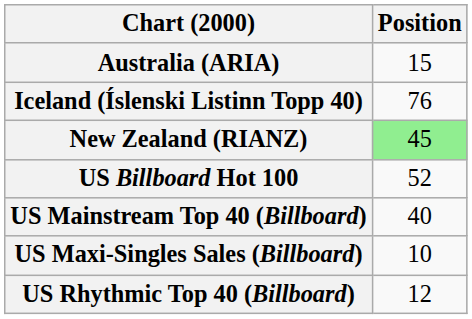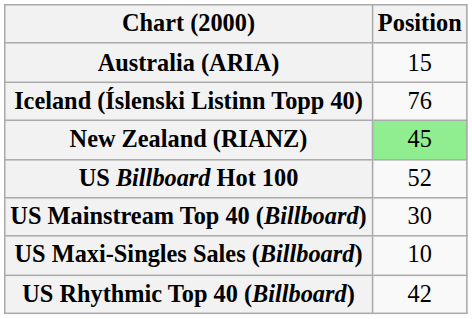(420, 216) 40 -> (420, 216) 30
(420, 293) 12 -> (420, 293) 42
